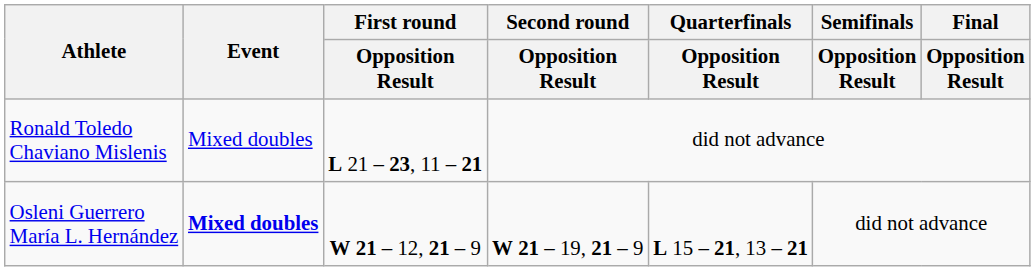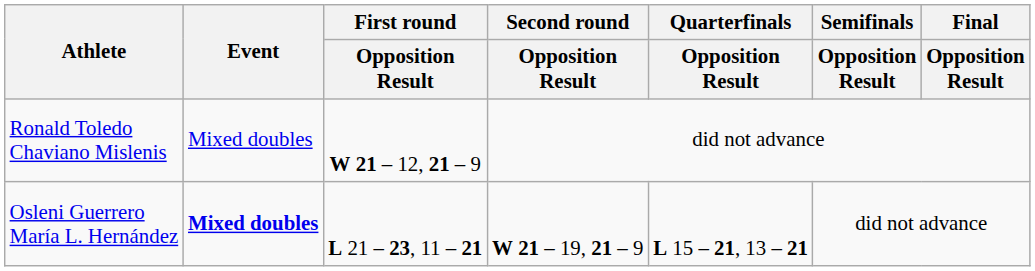(405, 164) L 21 – 23, 11 – 21 -> (405, 164) W 21 – 12, 21 – 9
(405, 248) W 21 – 12, 21 – 9 -> (405, 248) L 21 – 23, 11 – 21
